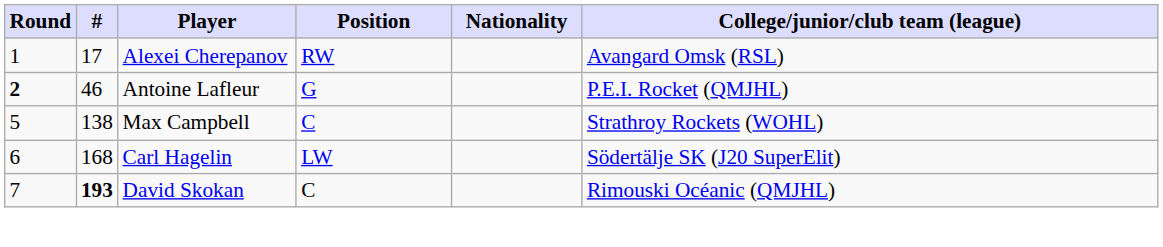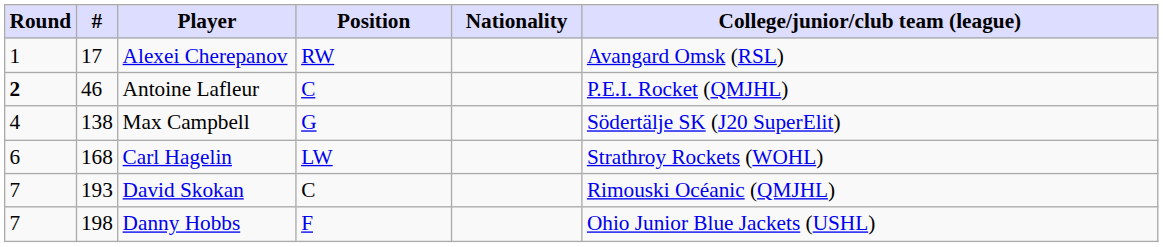(309, 88) G -> (308, 88) C
(15, 122) 5 -> (15, 122) 4
(308, 122) C -> (309, 122) G
(705, 122) Strathroy Rockets (WOHL) -> (714, 122) Södertälje SK (J20 SuperElit)
(714, 156) Södertälje SK (J20 SuperElit) -> (705, 156) Strathroy Rockets (WOHL)
(97, 190) bold -> (97, 190) normal
+ row: (181, 223)
